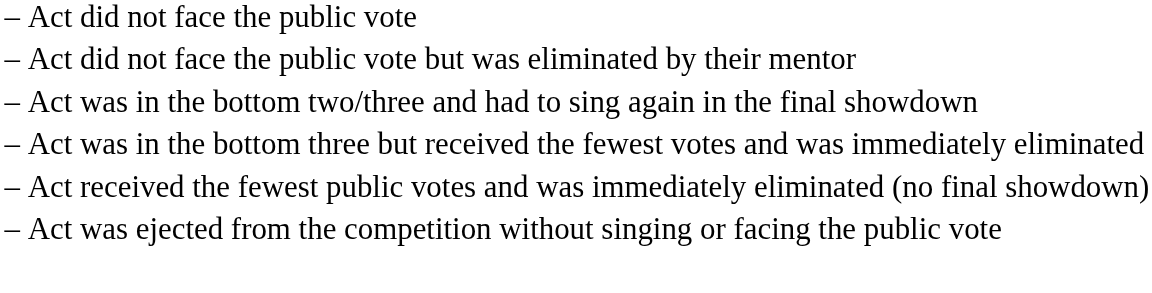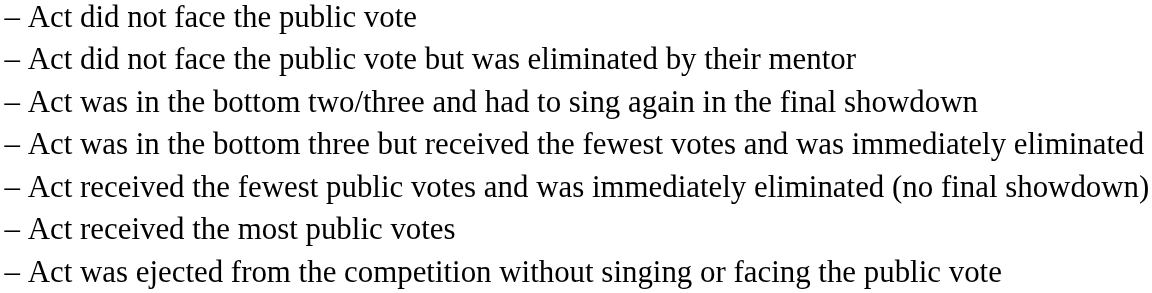+ row: (242, 228)
